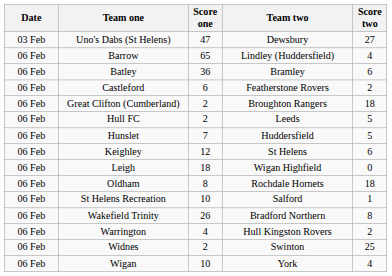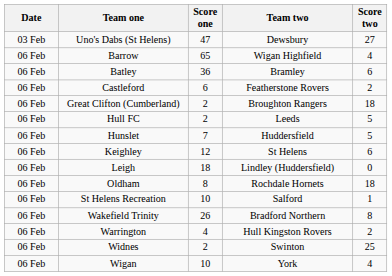(288, 55) Lindley (Huddersfield) -> (288, 55) Wigan Highfield
(288, 167) Wigan Highfield -> (288, 167) Lindley (Huddersfield)
